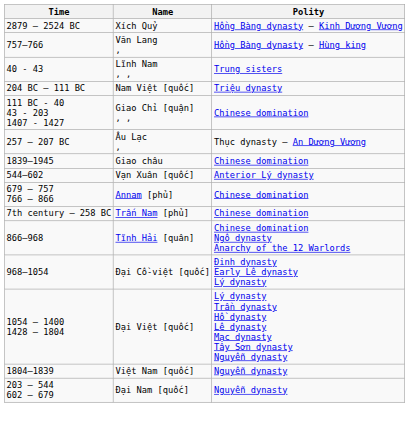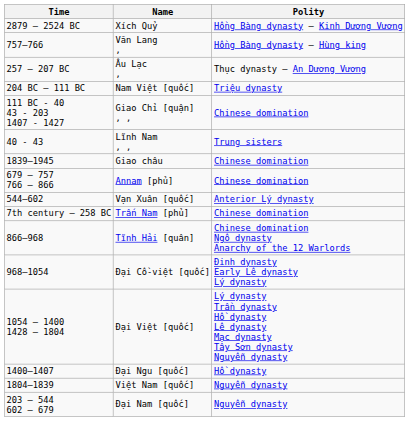rows swapped: (131, 142) <-> (136, 69)
rows swapped: (155, 175) <-> (144, 194)
+ row: (152, 371)
